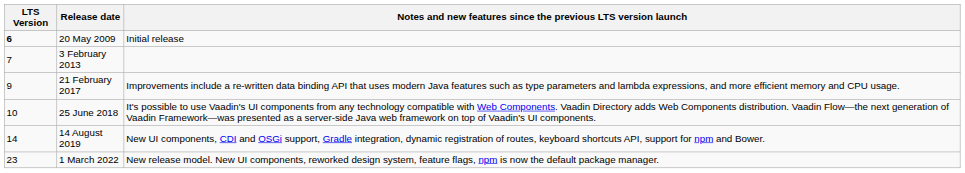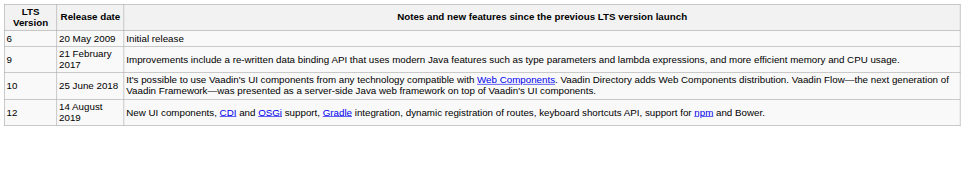(9, 38) bold -> (9, 38) normal
- row: (83, 59)
(12, 139) 14 -> (12, 112) 12
- row: (89, 160)
